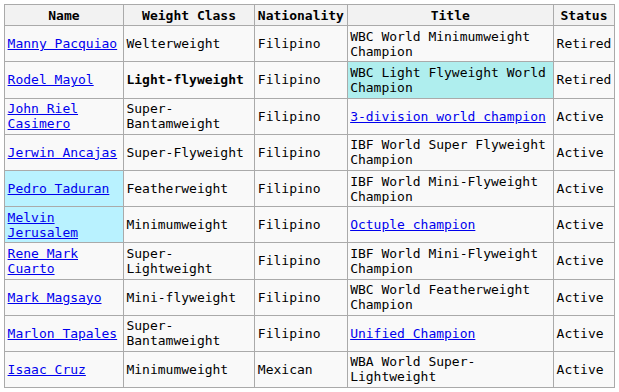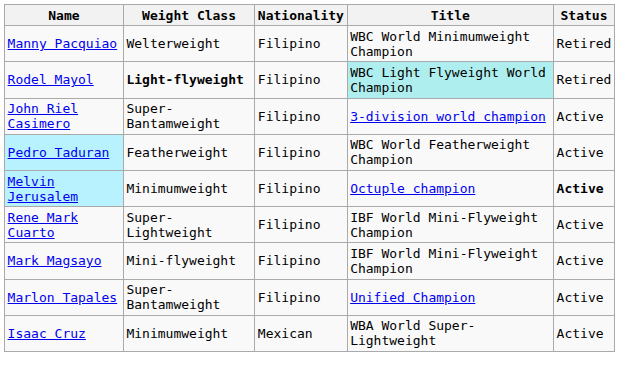- row: (62, 152)
(444, 189) IBF World Mini-Flyweight Champion -> (440, 152) WBC World Featherweight Champion
(580, 225) normal -> (580, 189) bold
(440, 297) WBC World Featherweight Champion -> (444, 261) IBF World Mini-Flyweight Champion
